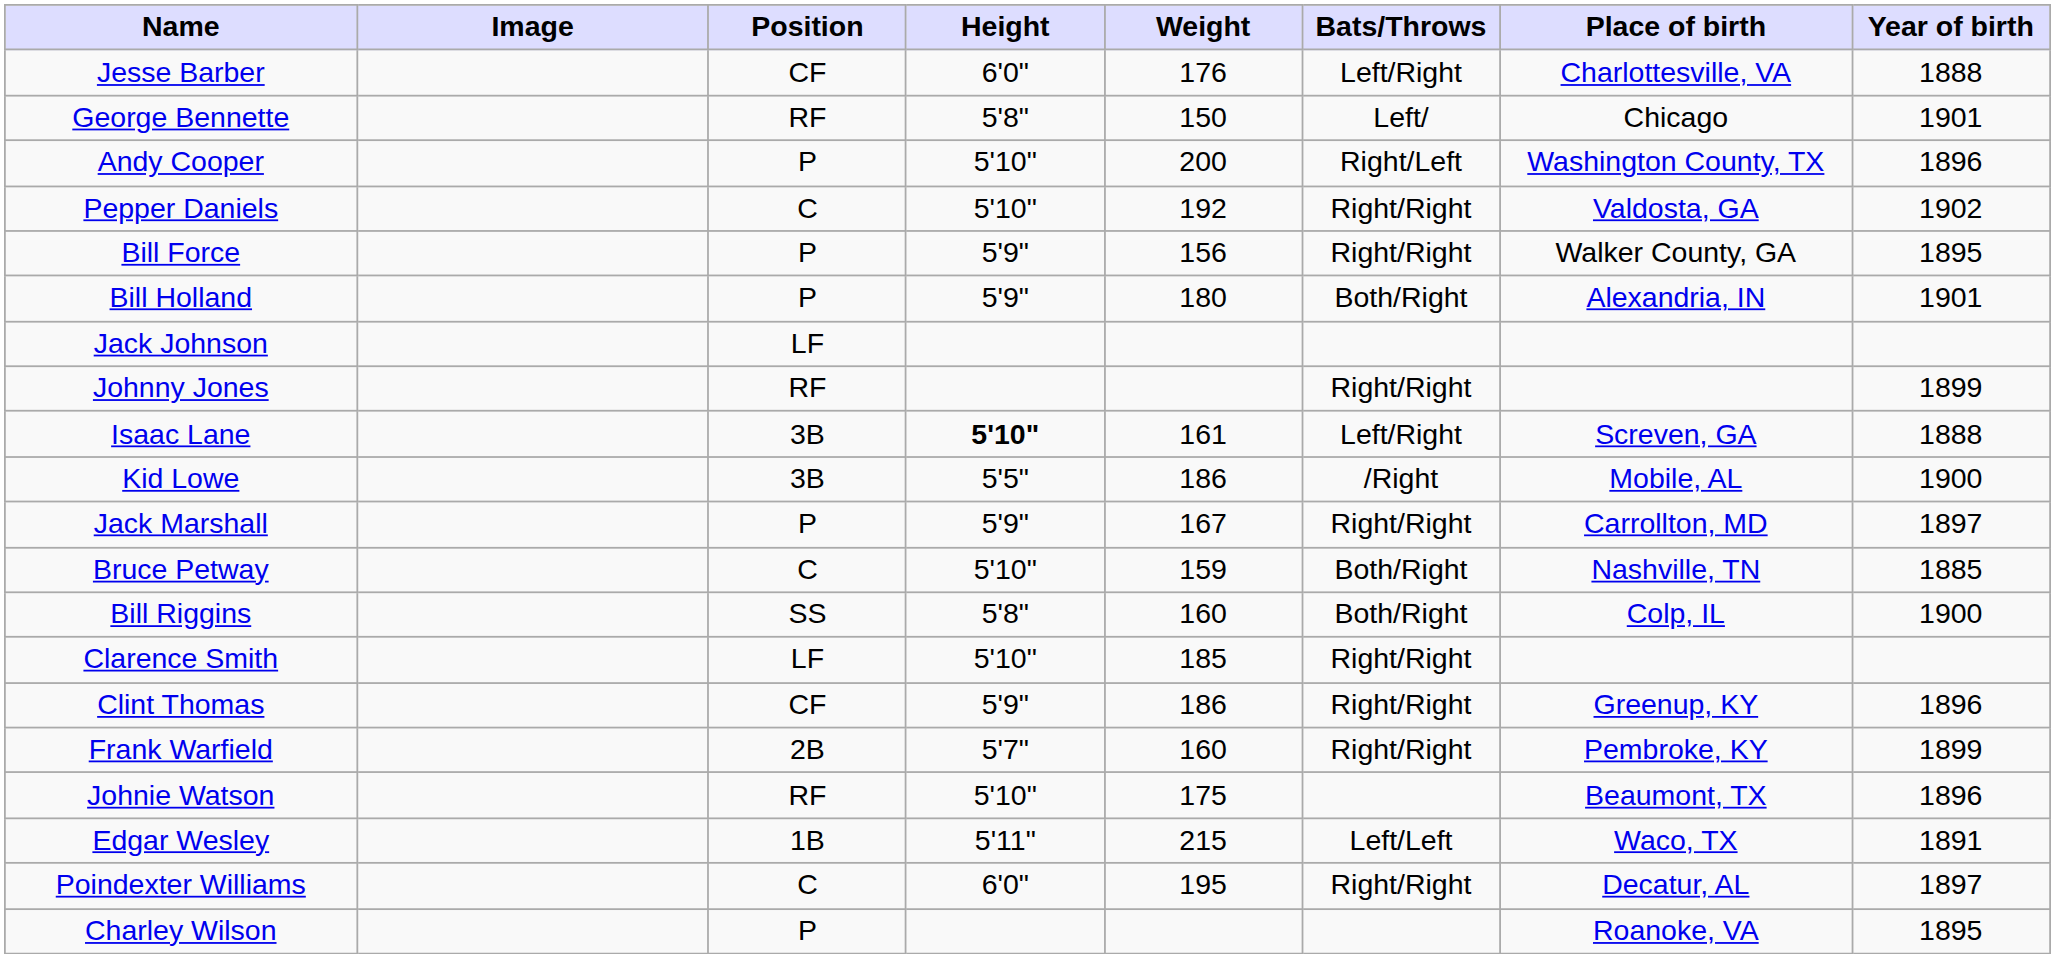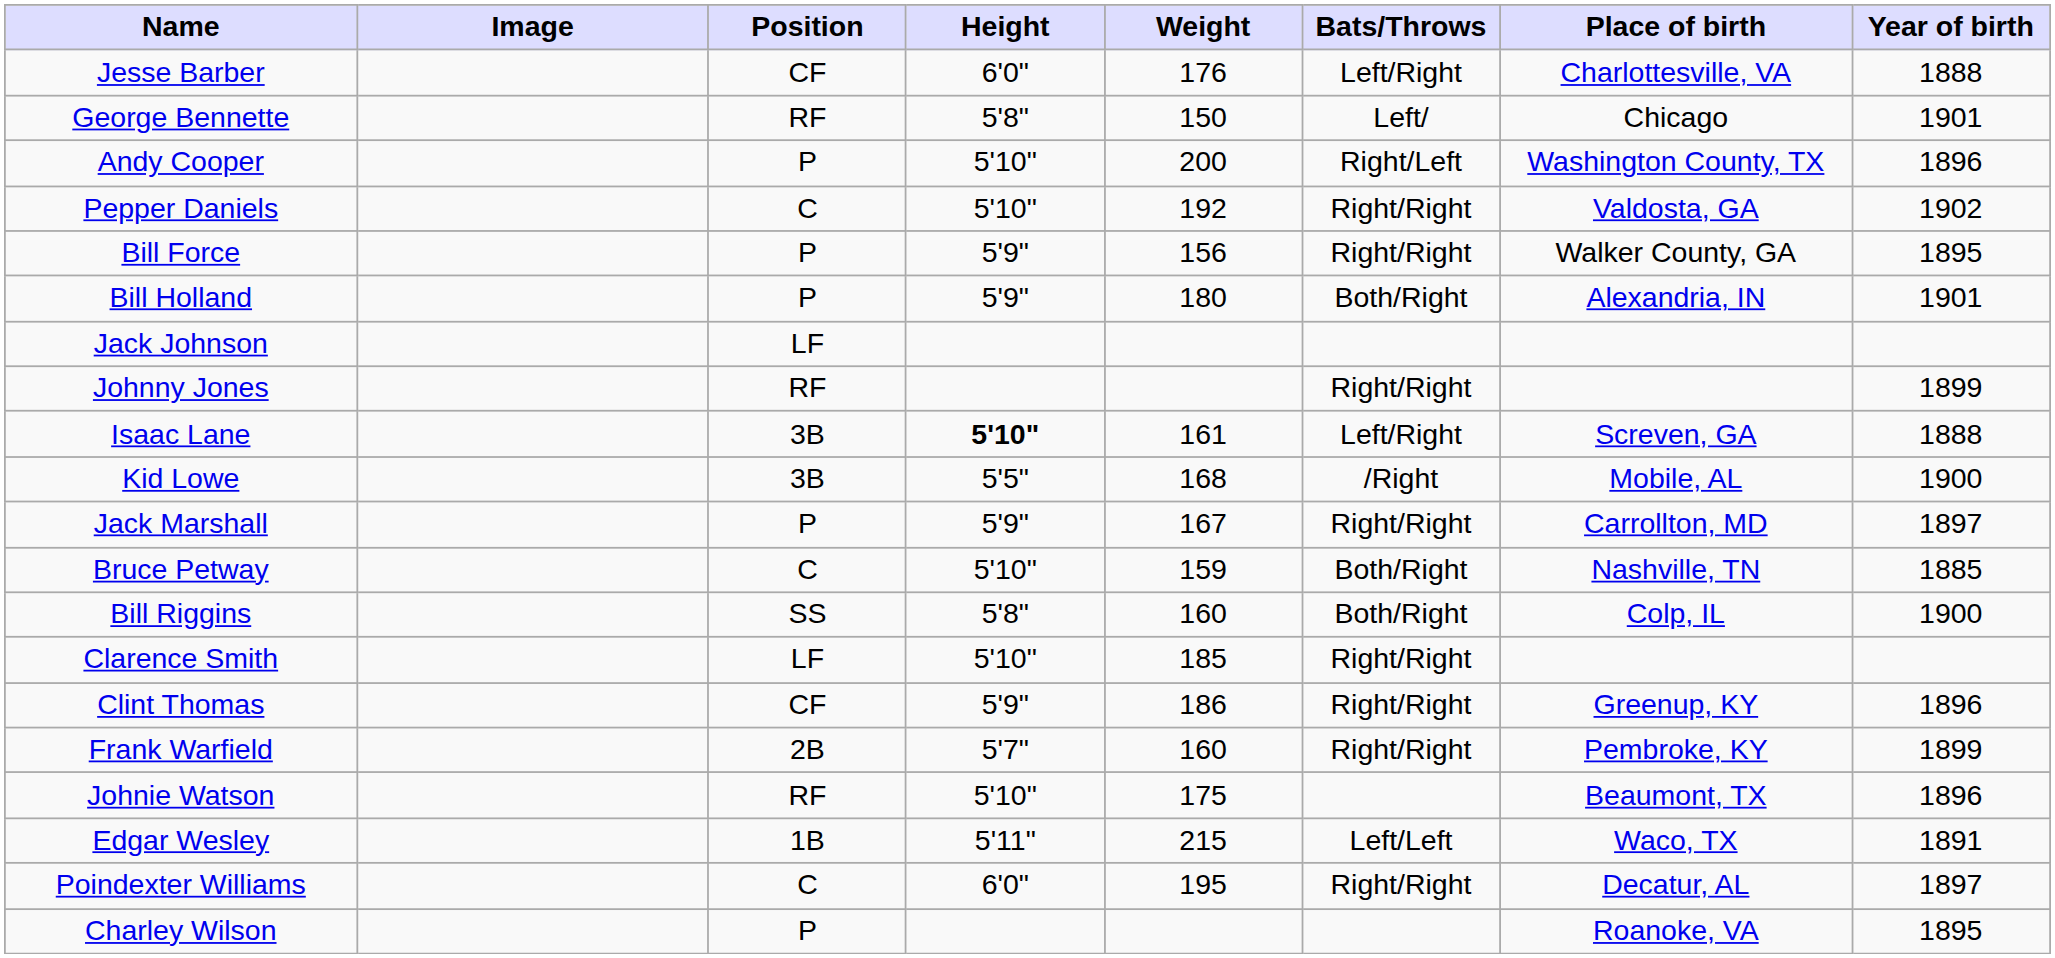(1203, 478) 186 -> (1203, 478) 168
